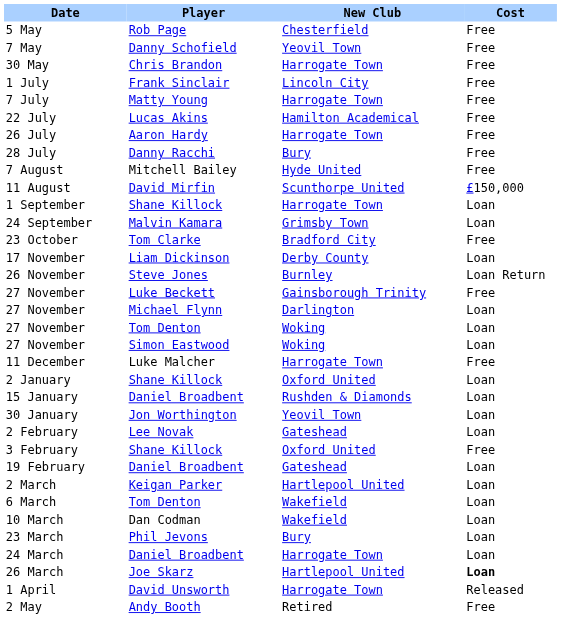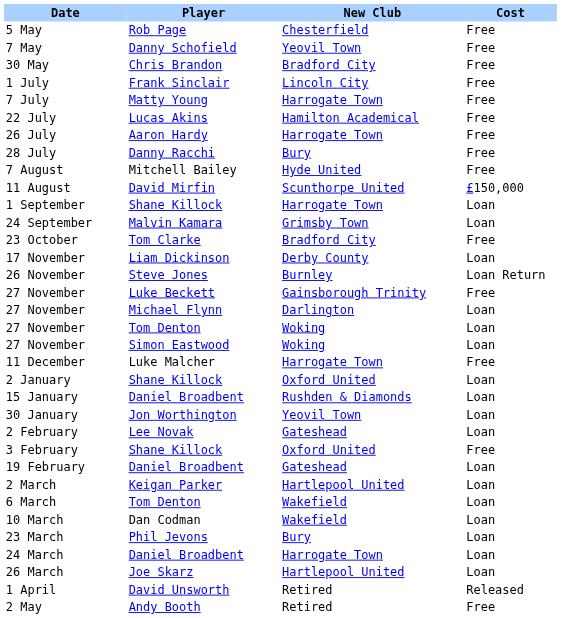(333, 65) Harrogate Town -> (329, 65) Bradford City
(481, 572) bold -> (481, 572) normal
(333, 590) Harrogate Town -> (307, 590) Retired
